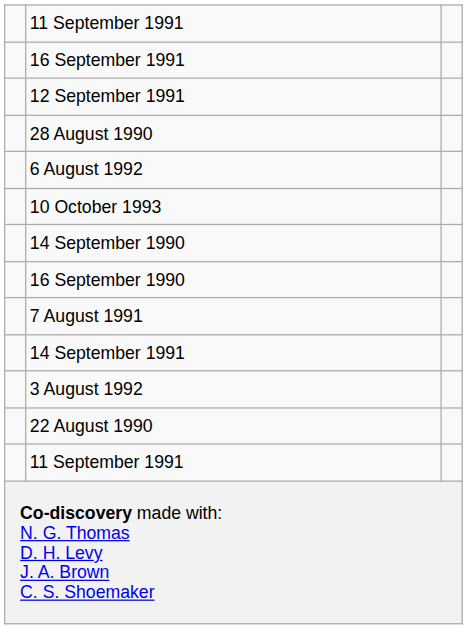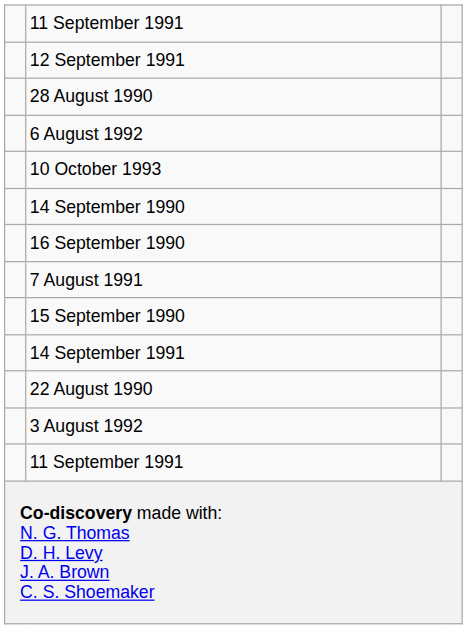- row: (15, 60)
+ row: (15, 316)
rows swapped: (15, 426) <-> (15, 389)
